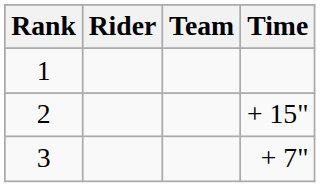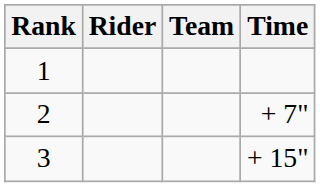(278, 114) + 15" -> (285, 114) + 7"
(285, 158) + 7" -> (278, 158) + 15"
